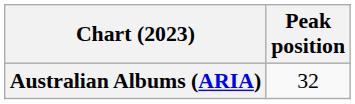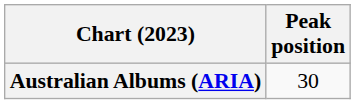(308, 80) 32 -> (308, 80) 30
